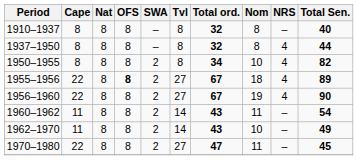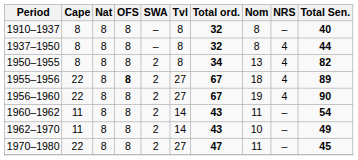(257, 63) 10 -> (257, 63) 13
